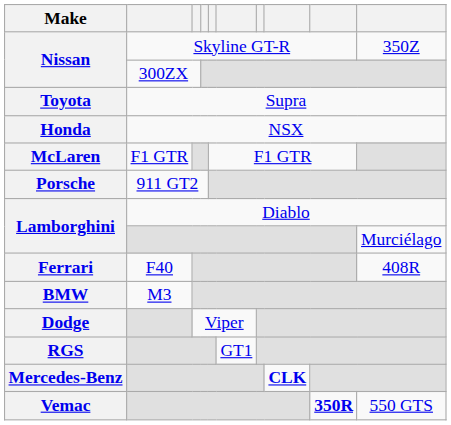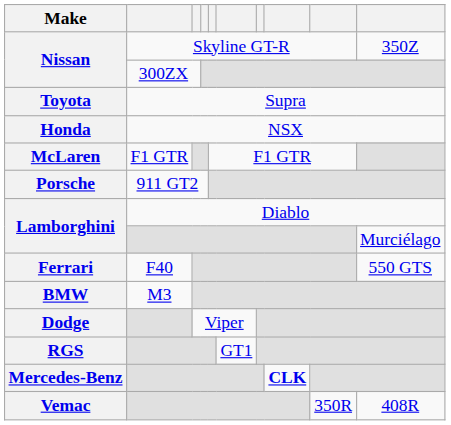(401, 267) 408R -> (400, 267) 550 GTS
(334, 405) bold -> (333, 405) normal
(401, 405) 550 GTS -> (400, 405) 408R
